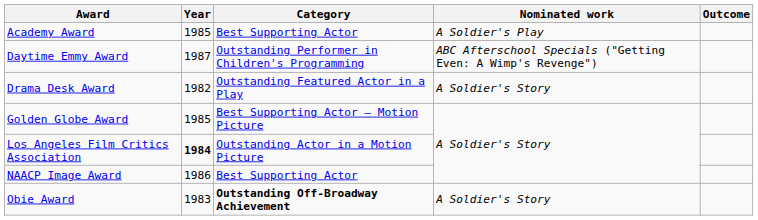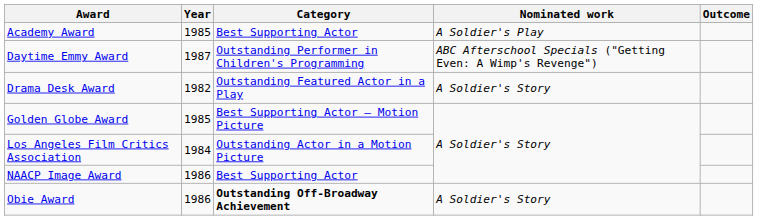(197, 150) bold -> (197, 150) normal
(197, 199) 1983 -> (197, 199) 1986
